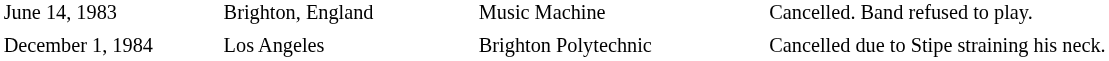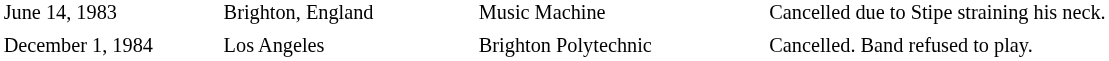(901, 12) Cancelled. Band refused to play. -> (937, 12) Cancelled due to Stipe straining his neck.
(937, 45) Cancelled due to Stipe straining his neck. -> (901, 45) Cancelled. Band refused to play.
